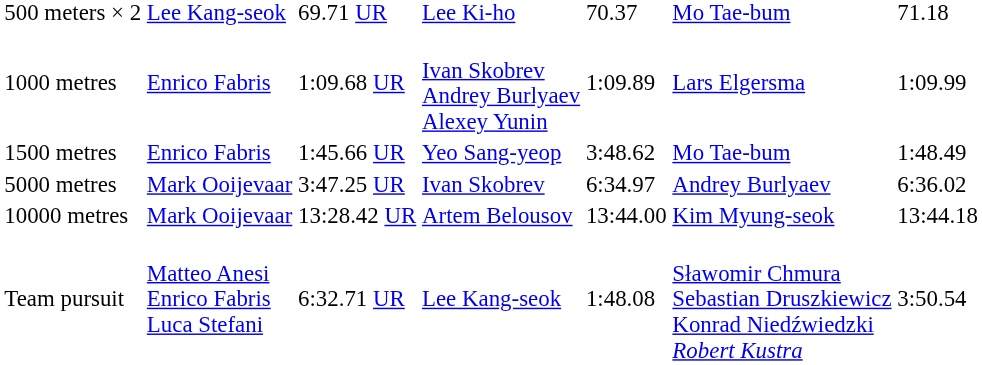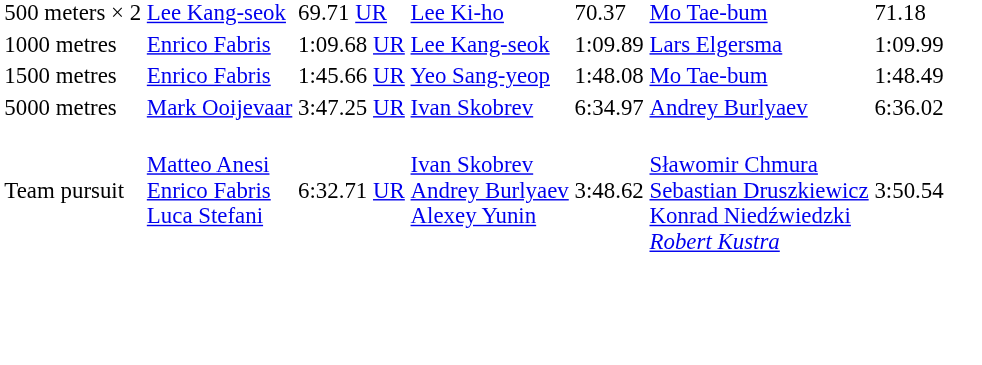(501, 95) Ivan Skobrev Andrey Burlyaev Alexey Yunin -> (480, 44) Lee Kang-seok
(621, 153) 3:48.62 -> (609, 75) 1:48.08
- row: (66, 216)
(492, 298) Lee Kang-seok -> (490, 190) Ivan Skobrev Andrey Burlyaev Alexey Yunin
(621, 298) 1:48.08 -> (609, 190) 3:48.62
